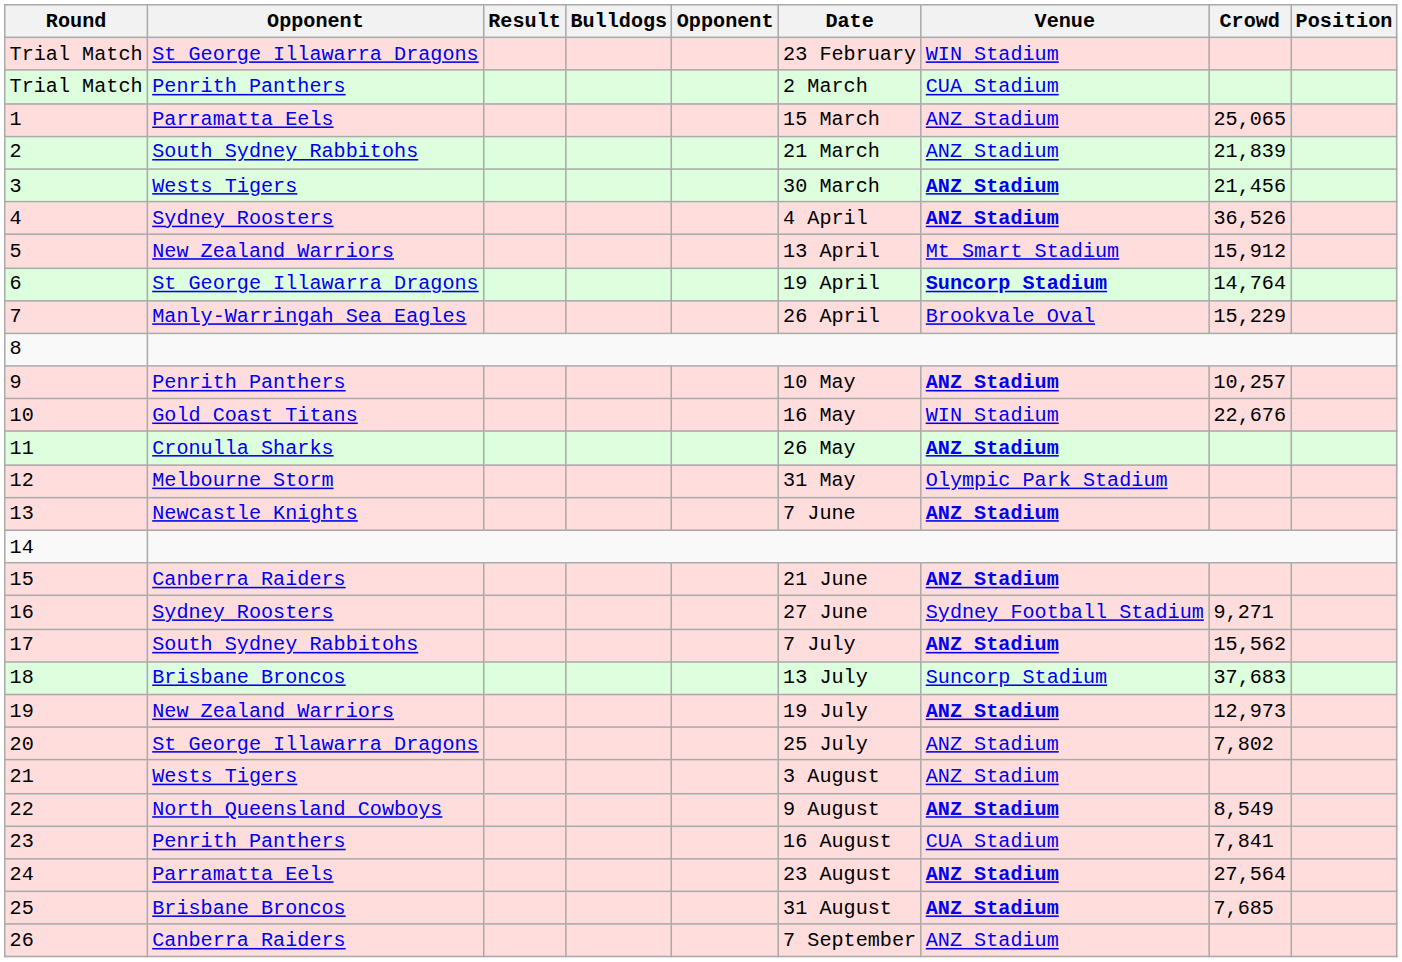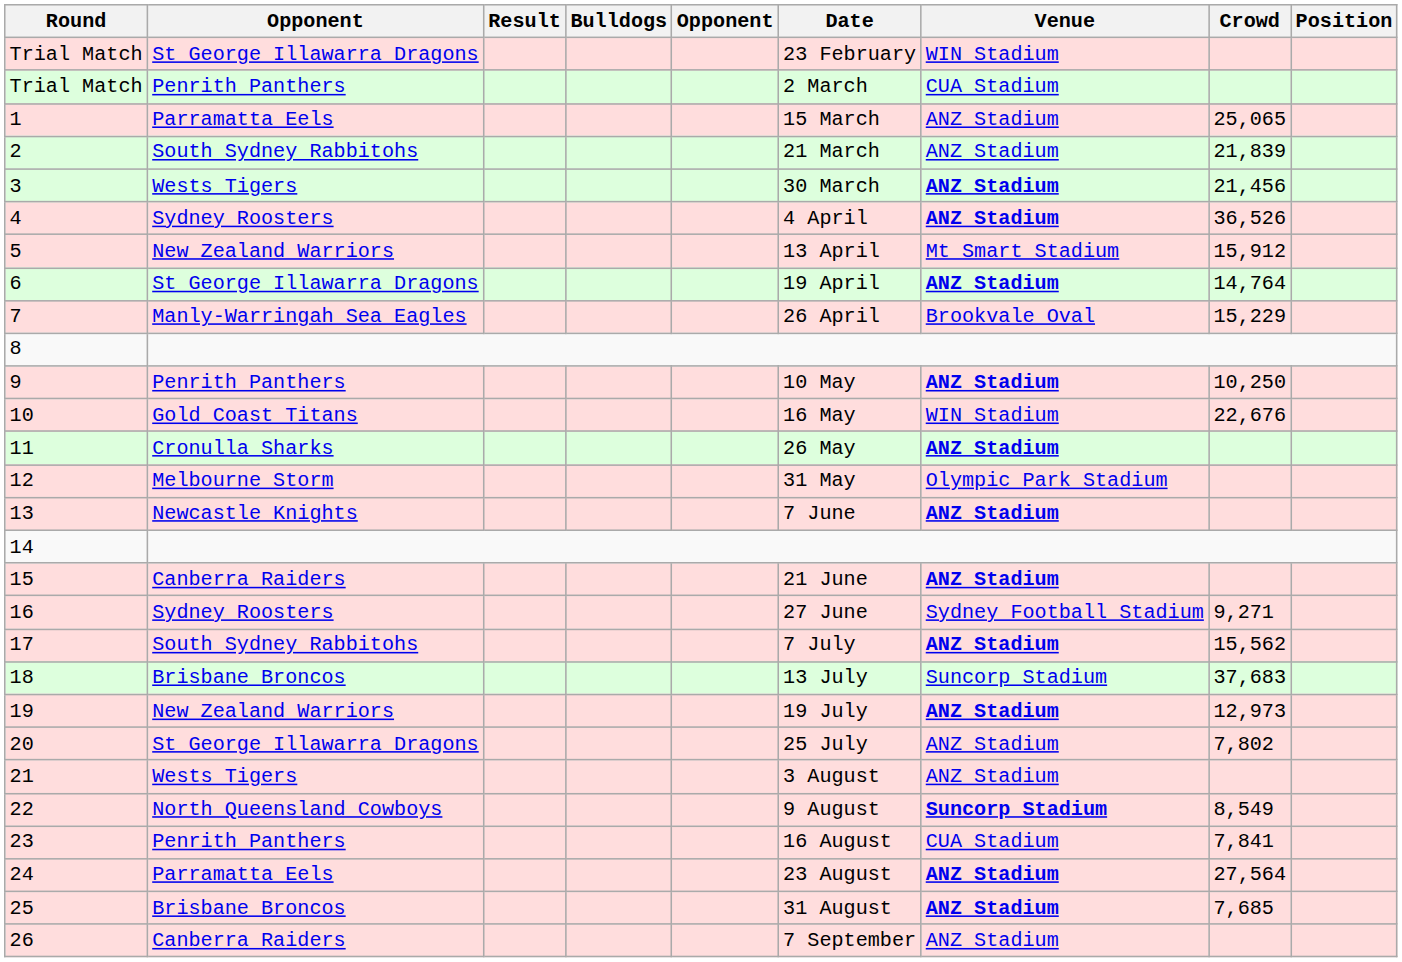(1016, 284) Suncorp Stadium -> (992, 284) ANZ Stadium
(1250, 382) 10,257 -> (1250, 382) 10,250
(992, 809) ANZ Stadium -> (1016, 809) Suncorp Stadium
